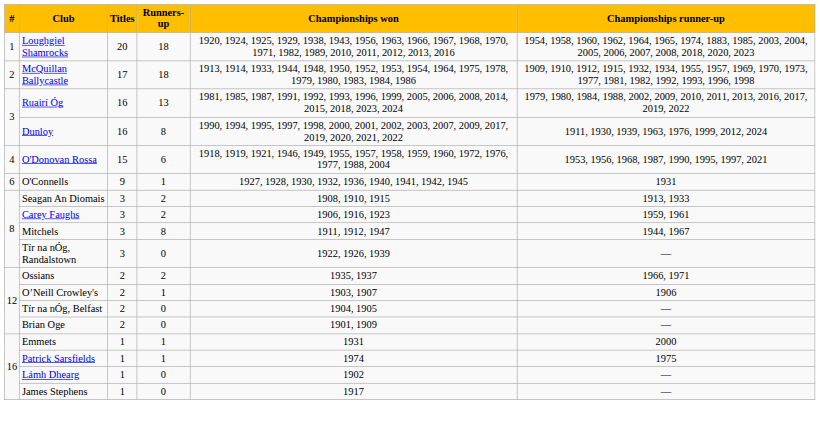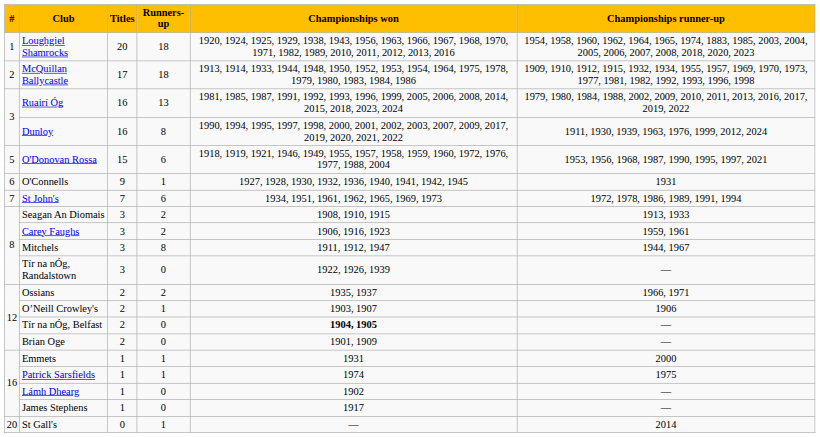(12, 159) 4 -> (12, 159) 5
+ row: (40, 198)
(353, 309) normal -> (353, 325) bold
+ row: (39, 424)
